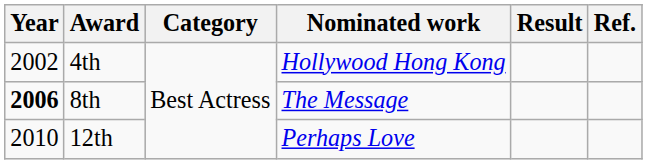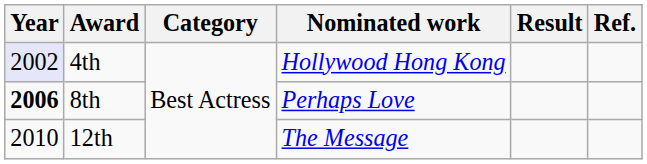(34, 61) no background -> (34, 61) lavender background
(345, 100) The Message -> (348, 100) Perhaps Love
(348, 138) Perhaps Love -> (345, 138) The Message
